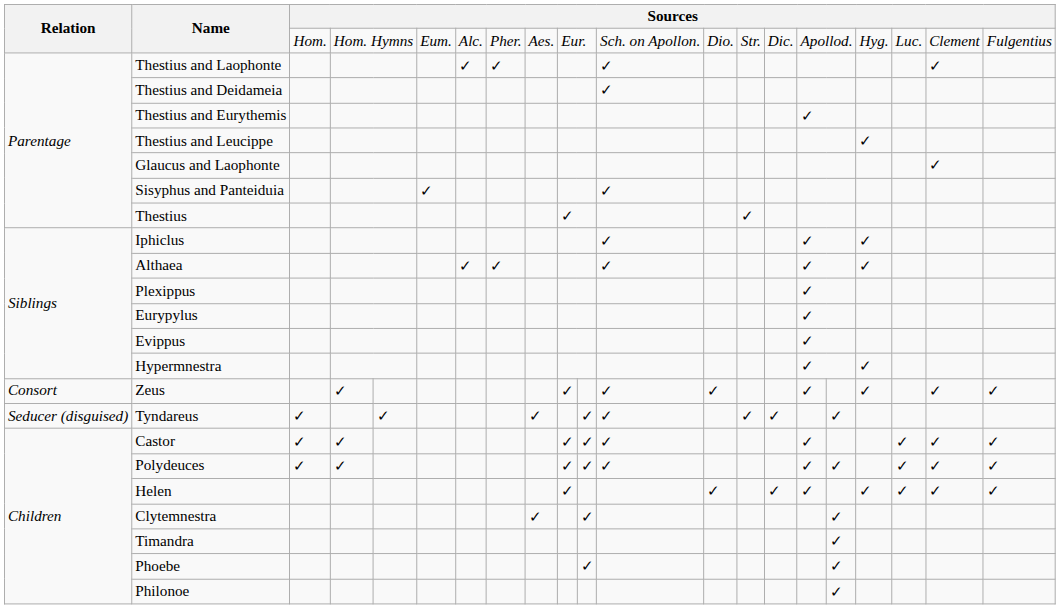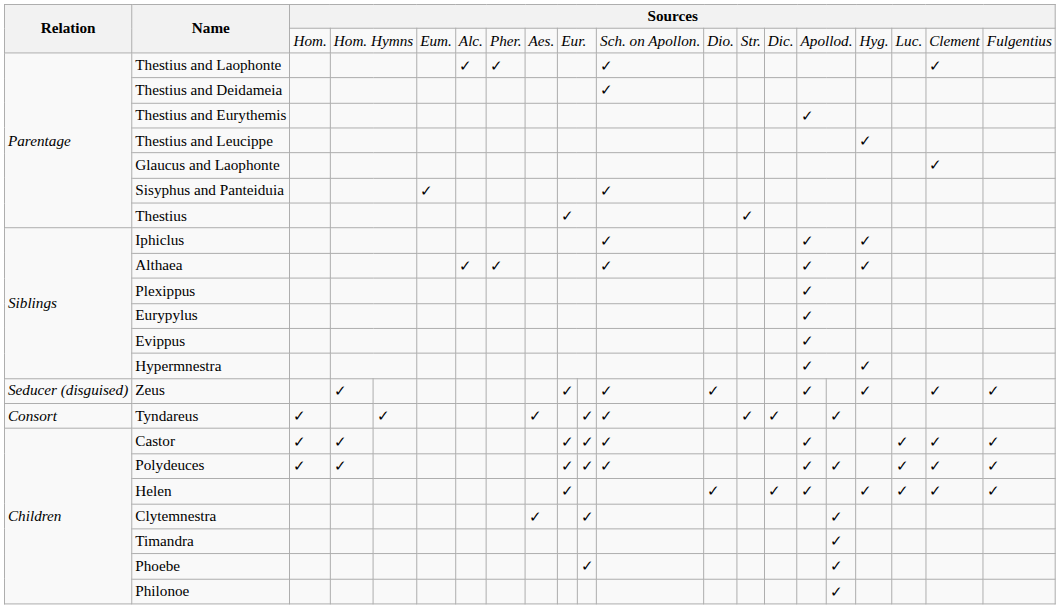(32, 390) Consort -> (68, 390) Seducer (disguised)
(68, 416) Seducer (disguised) -> (32, 416) Consort
